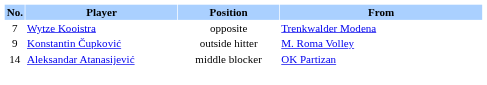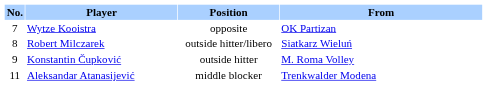(329, 28) Trenkwalder Modena -> (309, 28) OK Partizan
+ row: (66, 44)
(15, 60) 14 -> (15, 75) 11
(309, 60) OK Partizan -> (329, 75) Trenkwalder Modena
